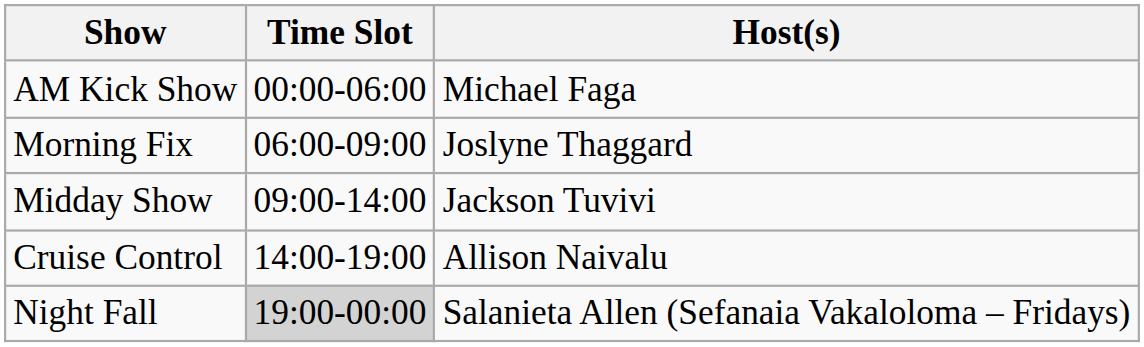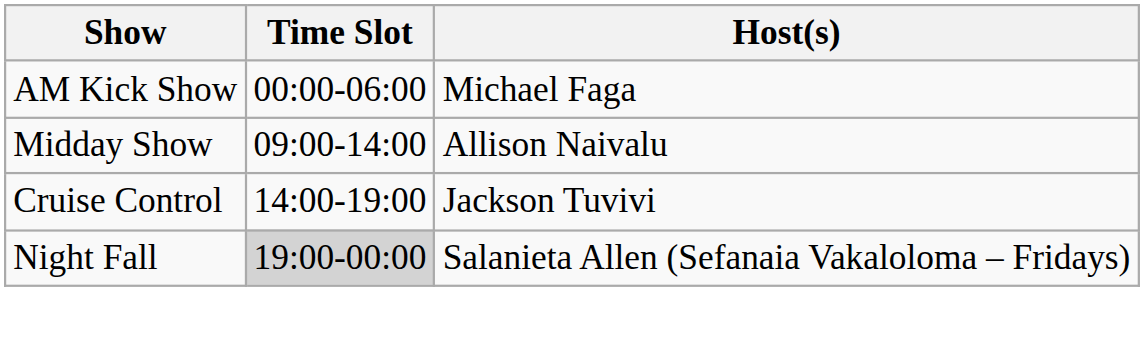- row: (103, 144)
(549, 200) Jackson Tuvivi -> (555, 144) Allison Naivalu
(555, 256) Allison Naivalu -> (549, 200) Jackson Tuvivi
